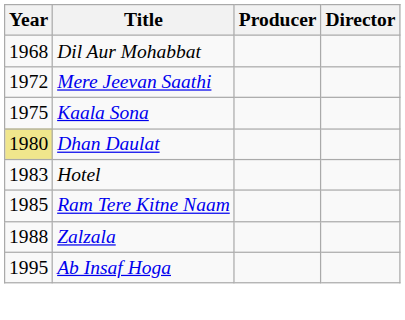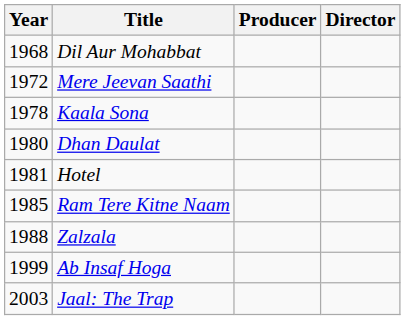(29, 112) 1975 -> (29, 112) 1978
(29, 143) khaki background -> (29, 143) no background
(29, 174) 1983 -> (29, 174) 1981
(29, 267) 1995 -> (29, 267) 1999
+ row: (115, 298)
